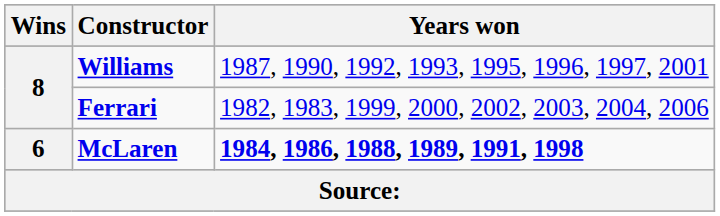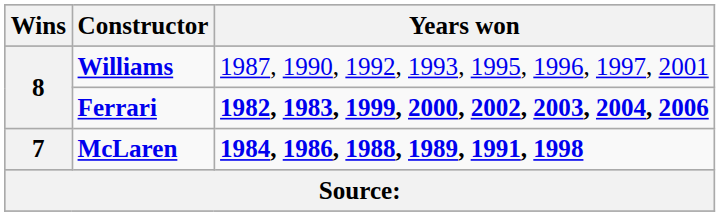(464, 108) normal -> (464, 108) bold
(38, 149) 6 -> (38, 149) 7
